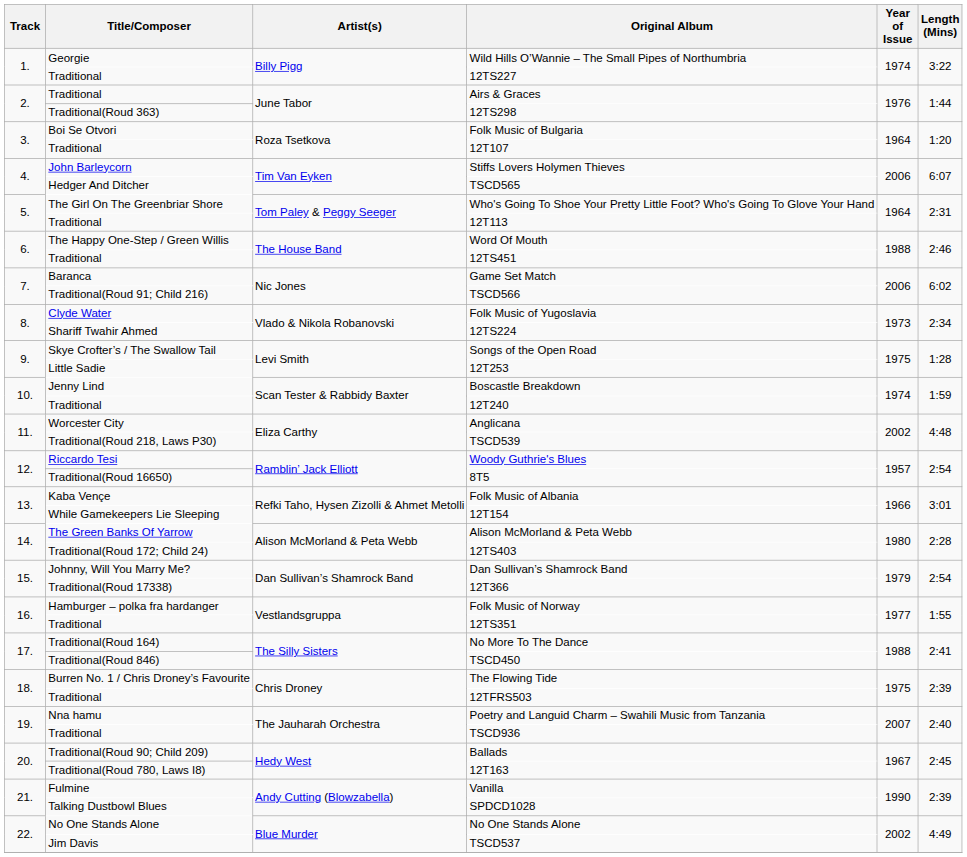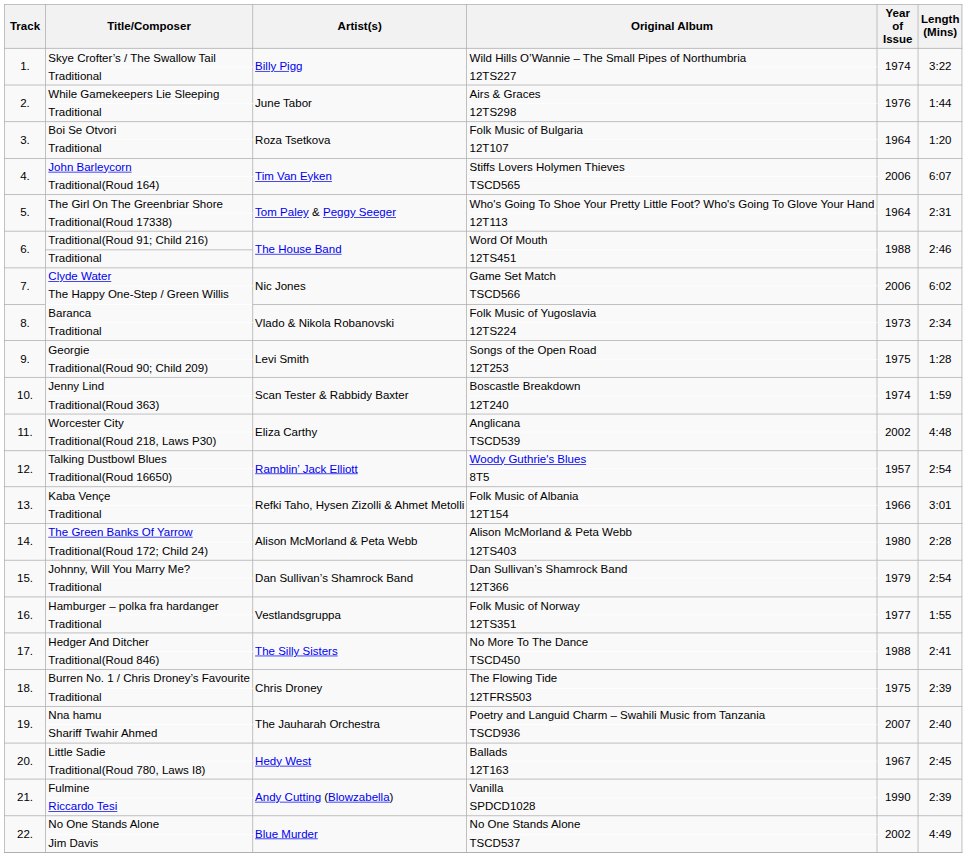(69, 57) Georgie -> (132, 57) Skye Crofter’s / The Swallow Tail
(75, 94) Traditional -> (134, 94) While Gamekeepers Lie Sleeping
(104, 112) Traditional(Roud 363) -> (75, 112) Traditional
(99, 185) Hedger And Ditcher -> (104, 185) Traditional(Roud 164)
(75, 222) Traditional -> (110, 222) Traditional(Roud 17338)
(139, 240) The Happy One-Step / Green Willis -> (128, 240) Traditional(Roud 91; Child 216)
(70, 277) Baranca -> (80, 277) Clyde Water
(128, 295) Traditional(Roud 91; Child 216) -> (139, 295) The Happy One-Step / Green Willis
(80, 313) Clyde Water -> (70, 313) Baranca
(103, 331) Shariff Twahir Ahmed -> (75, 331) Traditional
(132, 350) Skye Crofter’s / The Swallow Tail -> (69, 350) Georgie
(77, 368) Little Sadie -> (128, 368) Traditional(Roud 90; Child 209)
(75, 404) Traditional -> (104, 404) Traditional(Roud 363)
(83, 459) Riccardo Tesi -> (108, 459) Talking Dustbowl Blues
(134, 514) While Gamekeepers Lie Sleeping -> (75, 514) Traditional
(110, 587) Traditional(Roud 17338) -> (75, 587) Traditional
(104, 642) Traditional(Roud 164) -> (99, 642) Hedger And Ditcher
(75, 733) Traditional -> (103, 733) Shariff Twahir Ahmed
(128, 752) Traditional(Roud 90; Child 209) -> (77, 752) Little Sadie
(108, 806) Talking Dustbowl Blues -> (83, 806) Riccardo Tesi
